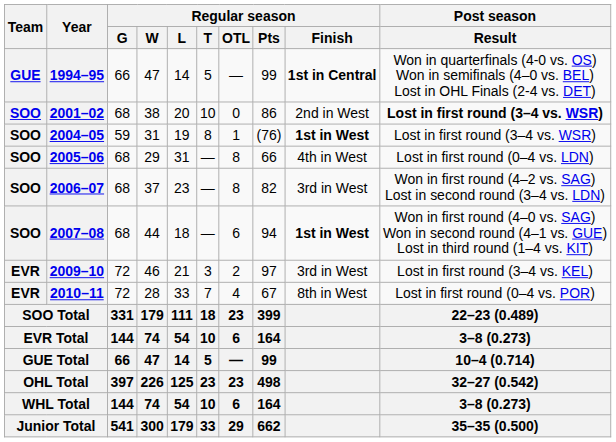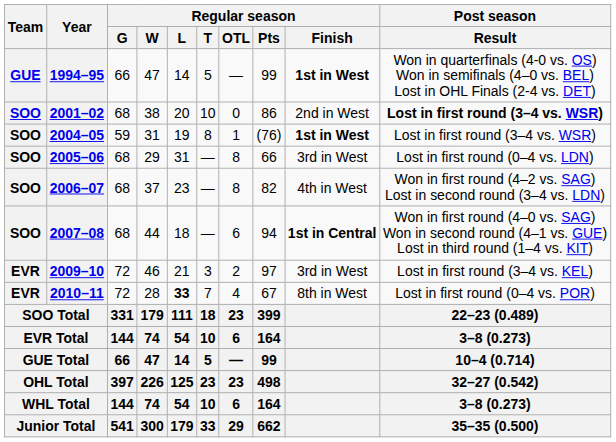(332, 76) 1st in Central -> (332, 76) 1st in West
(332, 158) 4th in West -> (332, 158) 3rd in West
(332, 188) 3rd in West -> (332, 188) 4th in West
(332, 233) 1st in West -> (332, 233) 1st in Central
(182, 293) normal -> (182, 293) bold
